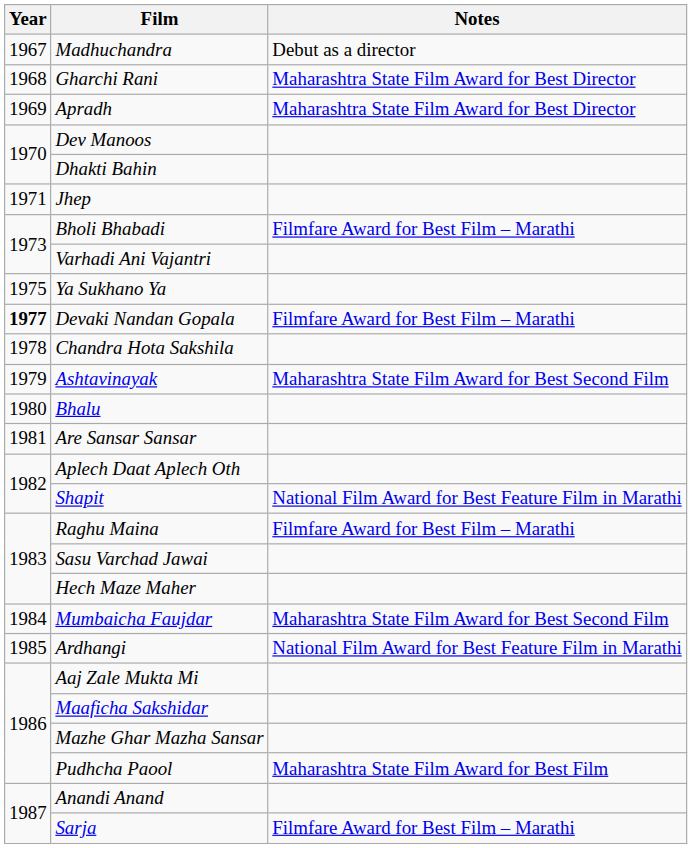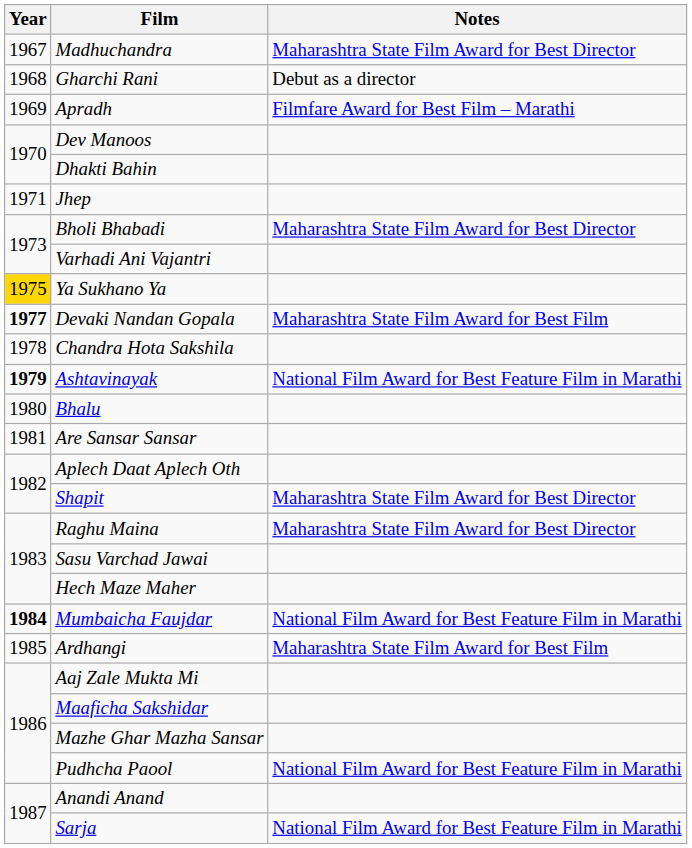(344, 49) Debut as a director -> (454, 49) Maharashtra State Film Award for Best Director
(454, 79) Maharashtra State Film Award for Best Director -> (344, 79) Debut as a director
(454, 109) Maharashtra State Film Award for Best Director -> (424, 109) Filmfare Award for Best Film – Marathi
(424, 229) Filmfare Award for Best Film – Marathi -> (454, 229) Maharashtra State Film Award for Best Director
(28, 288) no background -> (28, 288) gold background
(424, 318) Filmfare Award for Best Film – Marathi -> (440, 318) Maharashtra State Film Award for Best Film
(28, 378) normal -> (28, 378) bold
(470, 378) Maharashtra State Film Award for Best Second Film -> (477, 378) National Film Award for Best Feature Film in Marathi
(477, 498) National Film Award for Best Feature Film in Marathi -> (454, 498) Maharashtra State Film Award for Best Director
(424, 528) Filmfare Award for Best Film – Marathi -> (454, 528) Maharashtra State Film Award for Best Director
(28, 618) normal -> (28, 618) bold
(470, 618) Maharashtra State Film Award for Best Second Film -> (477, 618) National Film Award for Best Feature Film in Marathi
(477, 648) National Film Award for Best Feature Film in Marathi -> (440, 648) Maharashtra State Film Award for Best Film
(440, 768) Maharashtra State Film Award for Best Film -> (477, 768) National Film Award for Best Feature Film in Marathi
(424, 827) Filmfare Award for Best Film – Marathi -> (477, 827) National Film Award for Best Feature Film in Marathi
